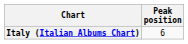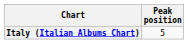(163, 33) 6 -> (163, 33) 5
